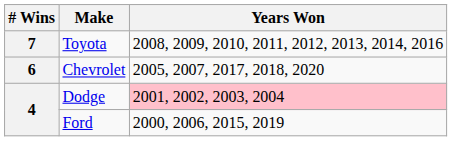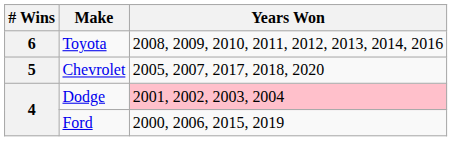(32, 44) 7 -> (32, 44) 6
(32, 70) 6 -> (32, 70) 5
